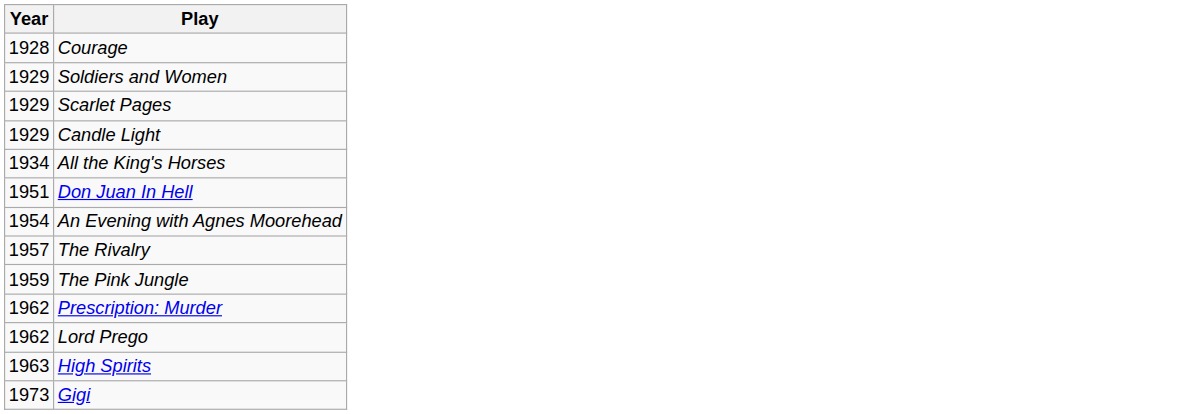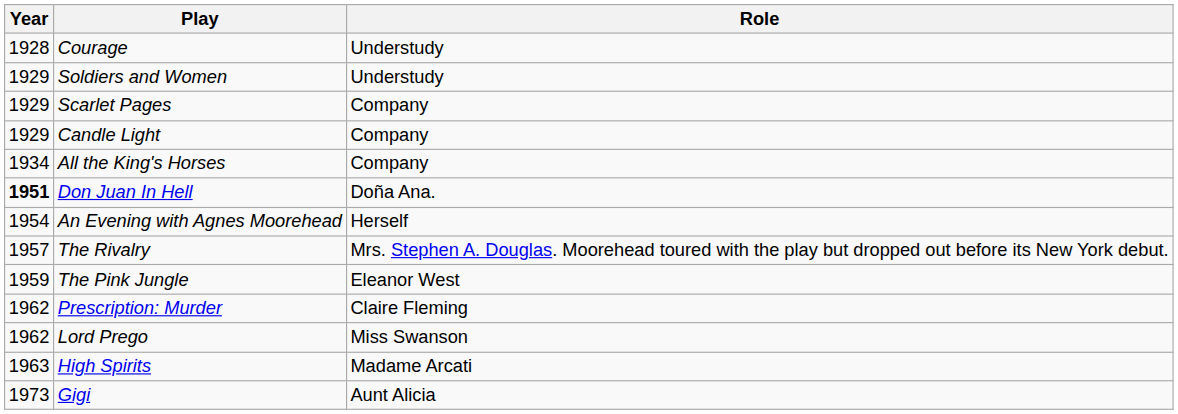+ column: (760, 18)
(29, 192) normal -> (29, 192) bold
